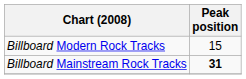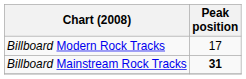(215, 45) 15 -> (215, 45) 17
